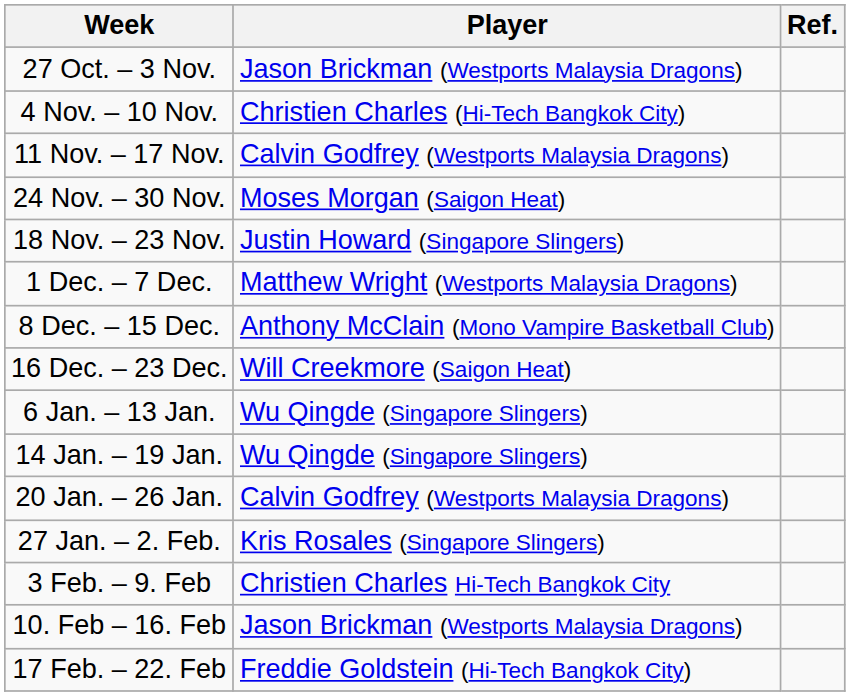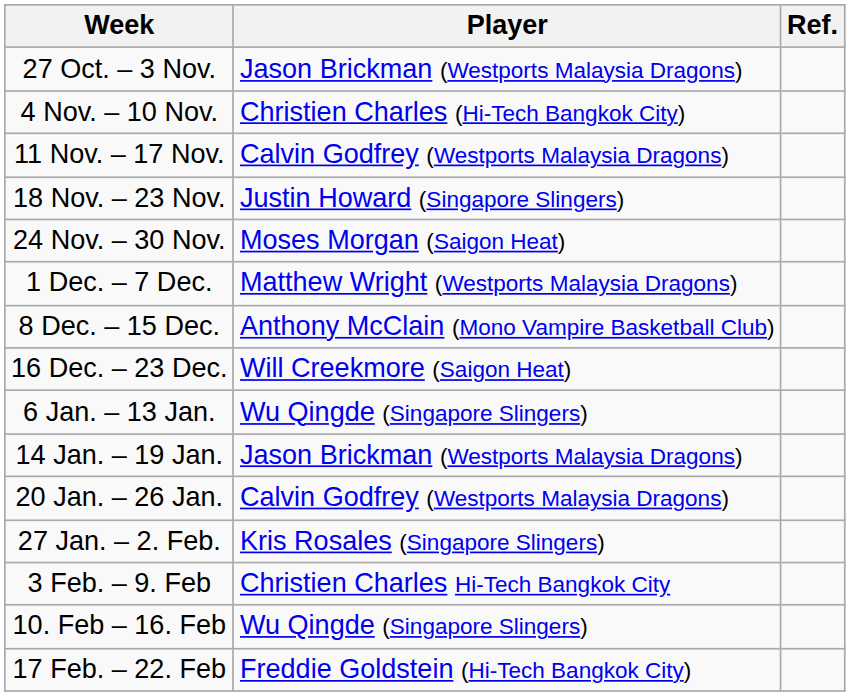rows swapped: (119, 240) <-> (119, 197)
(414, 454) Wu Qingde (Singapore Slingers) -> (491, 454) Jason Brickman (Westports Malaysia Dragons)
(491, 626) Jason Brickman (Westports Malaysia Dragons) -> (414, 626) Wu Qingde (Singapore Slingers)
